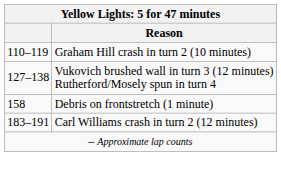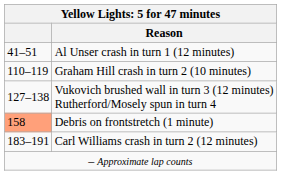+ row: (144, 52)
(16, 103) no background -> (16, 122) lightsalmon background
